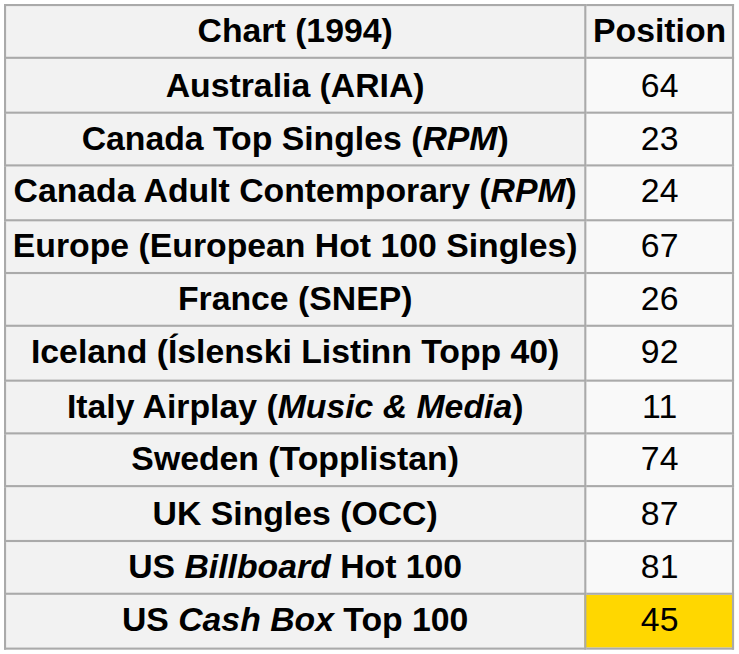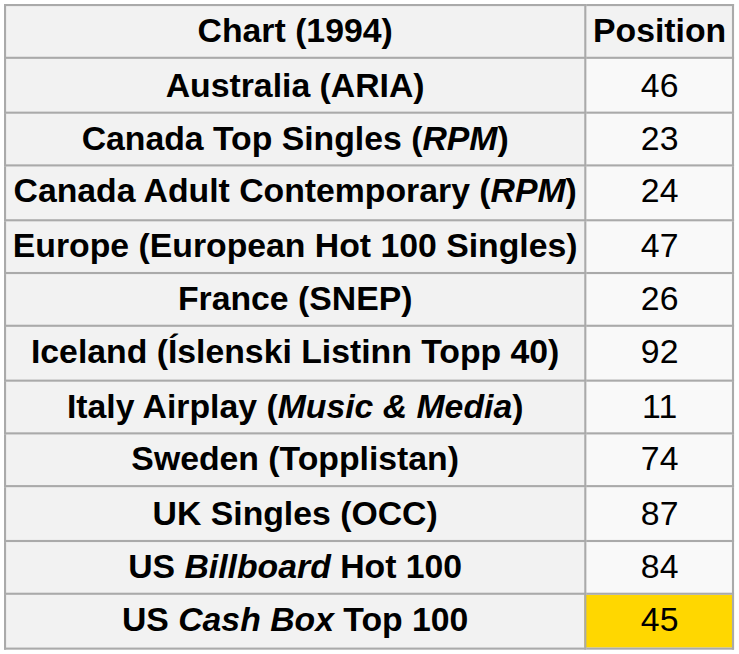(660, 84) 64 -> (660, 84) 46
(660, 245) 67 -> (660, 245) 47
(660, 566) 81 -> (660, 566) 84
